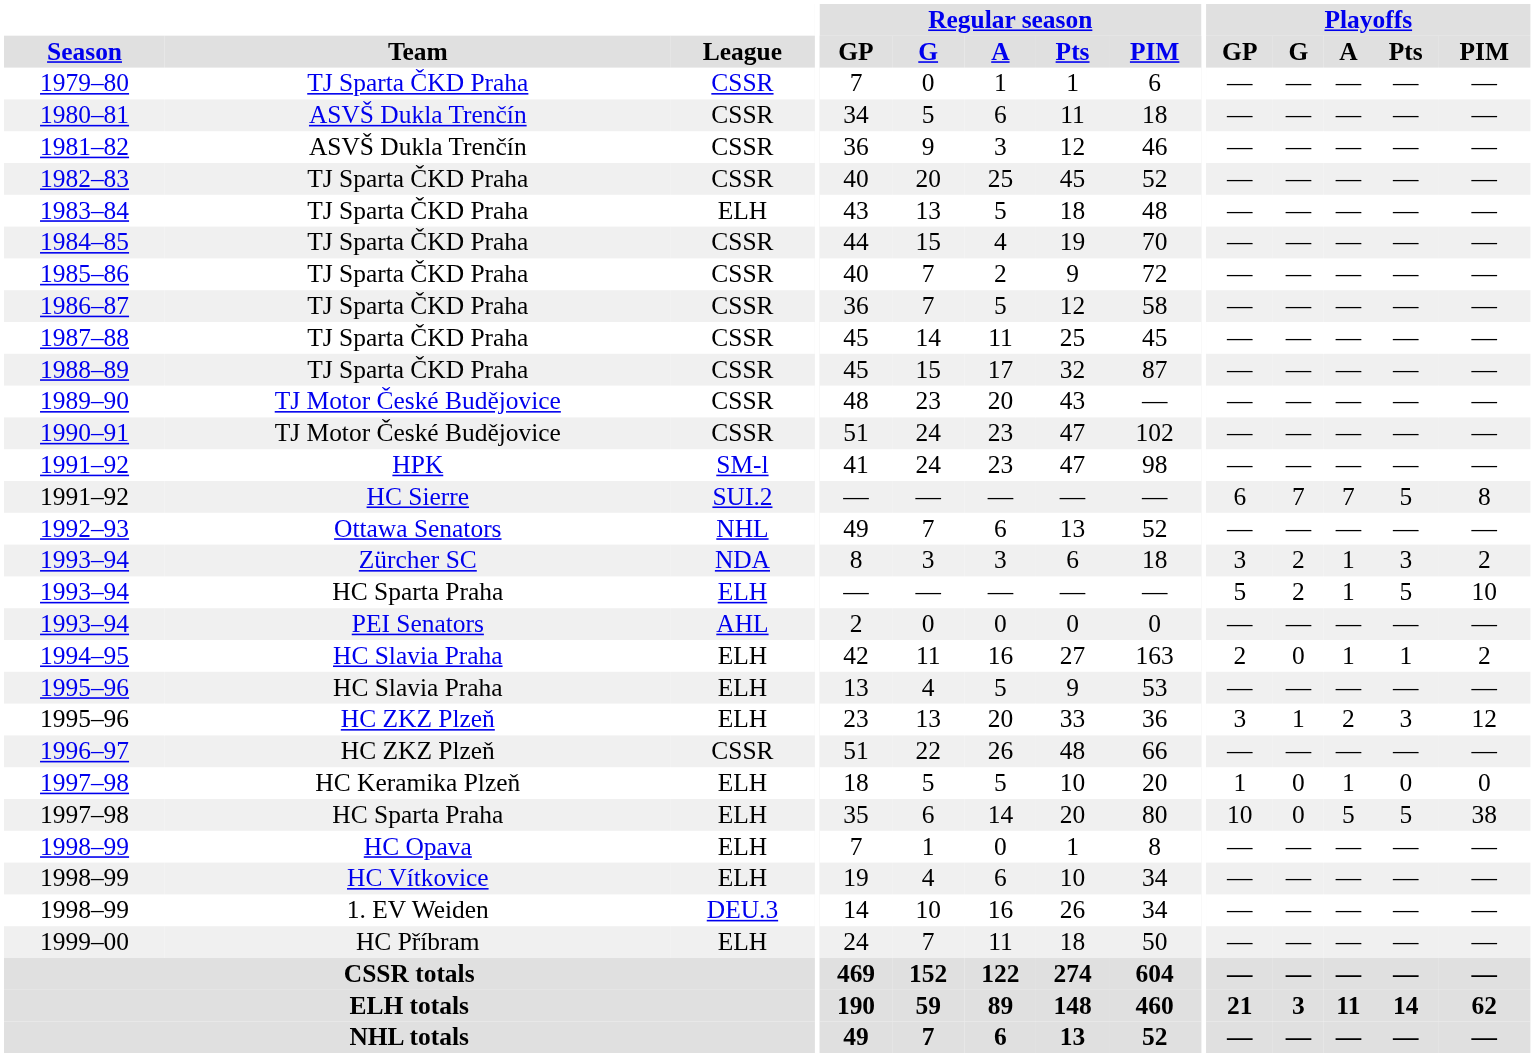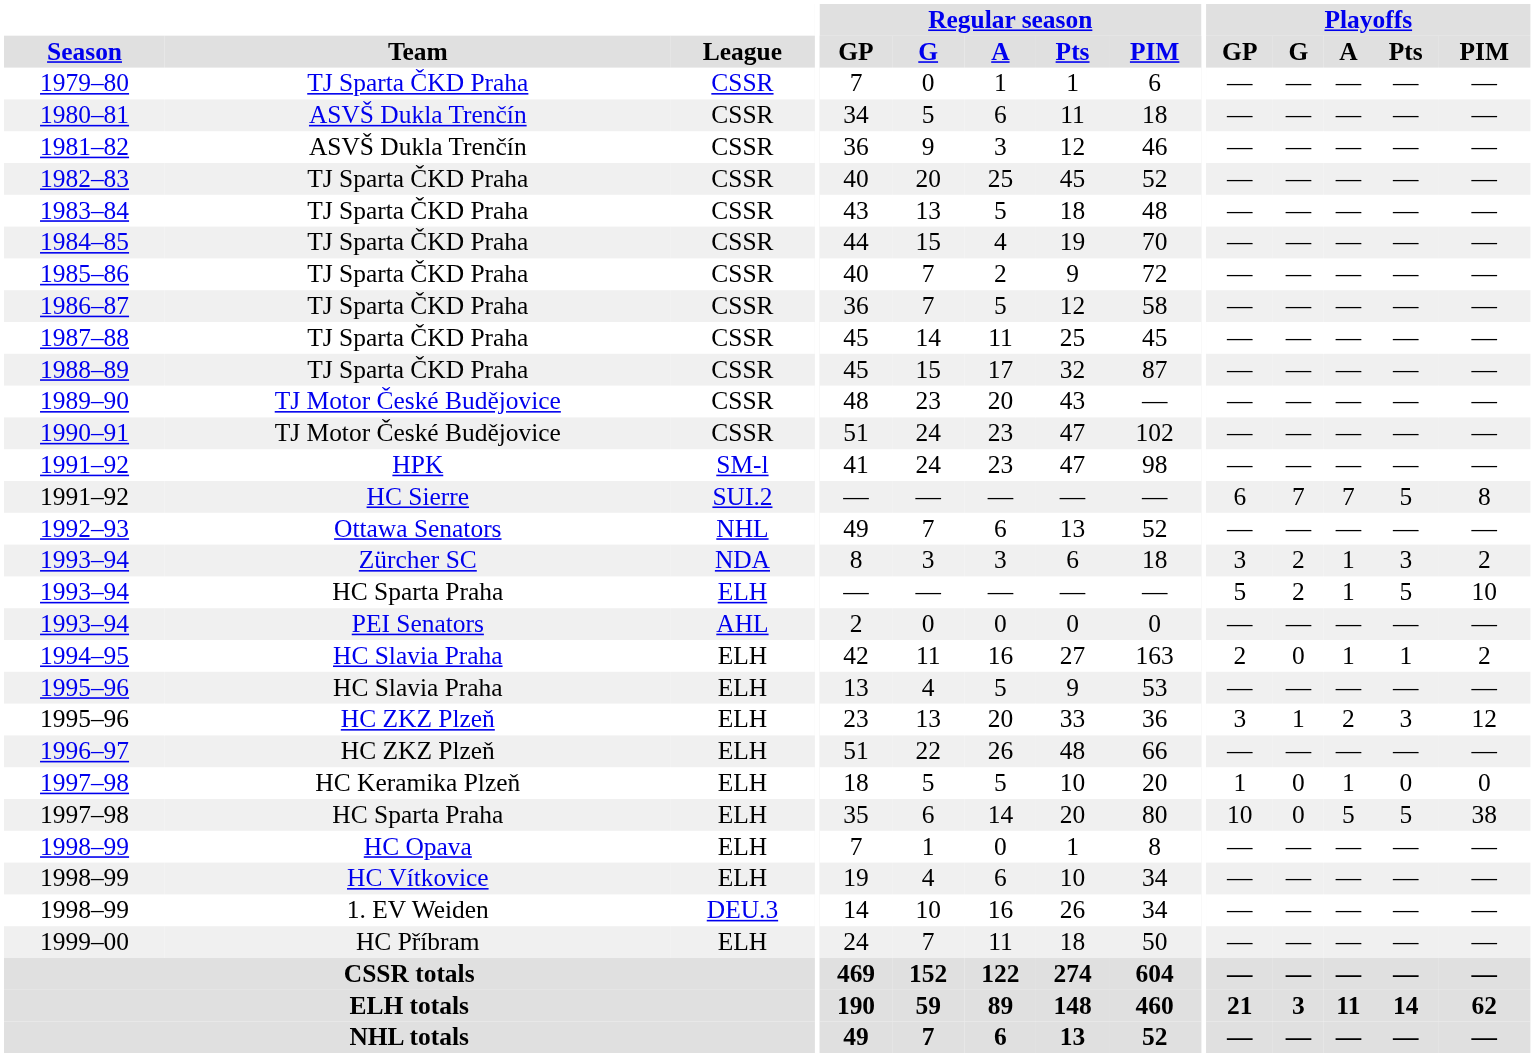(742, 210) ELH -> (742, 210) CSSR
(742, 751) CSSR -> (742, 751) ELH
